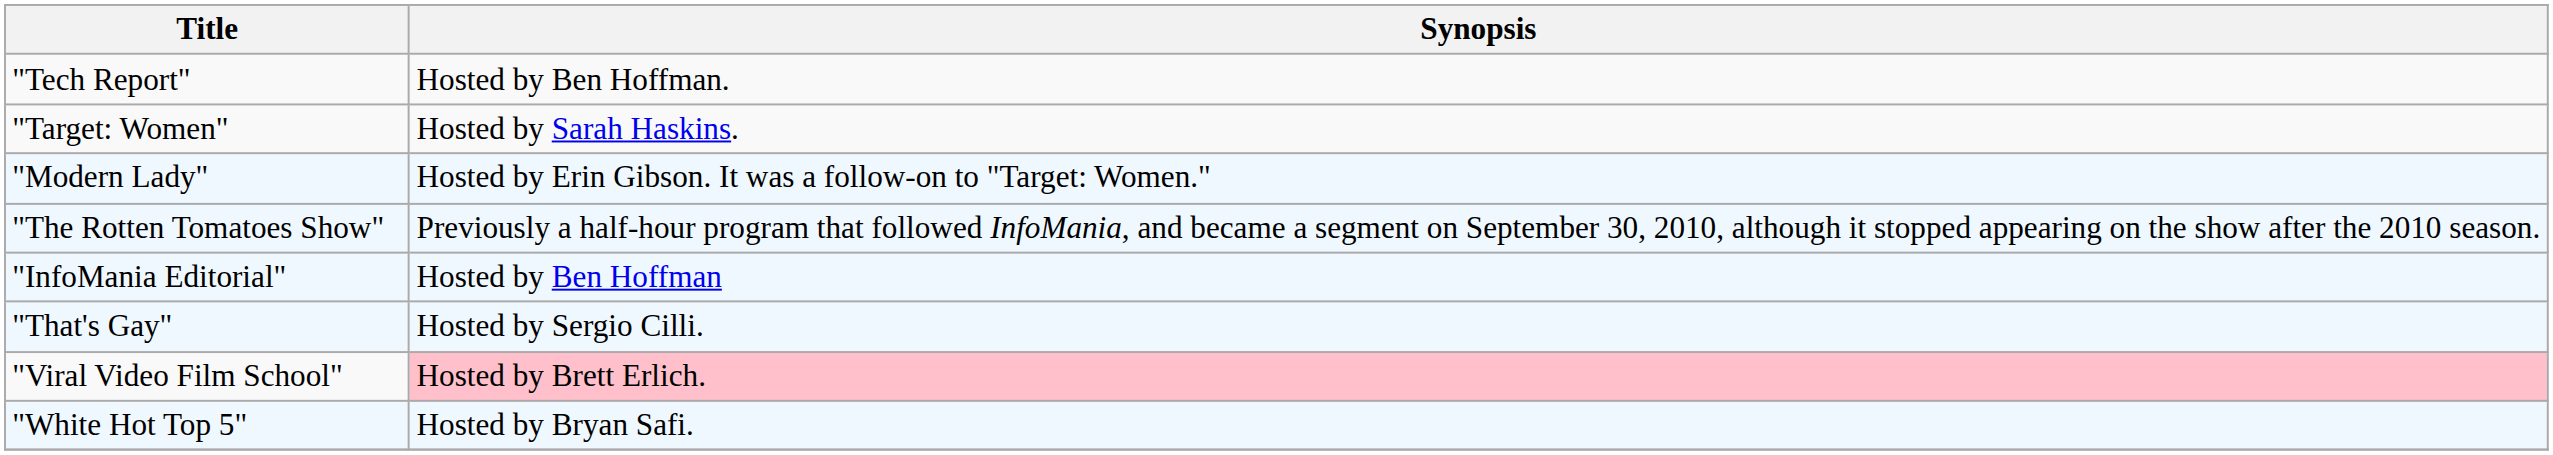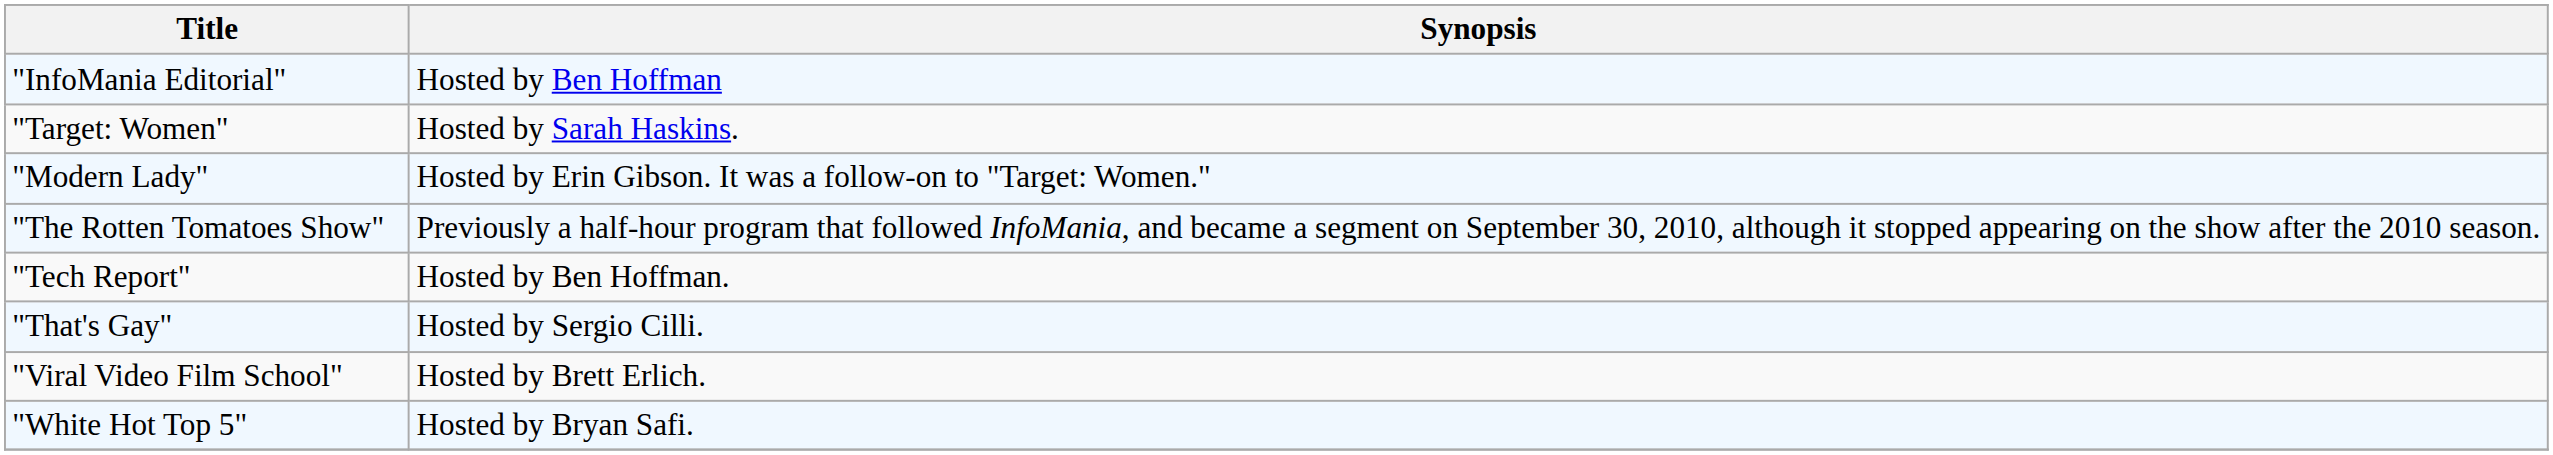rows swapped: (149, 276) <-> (101, 78)
(561, 375) pink background -> (561, 375) no background
